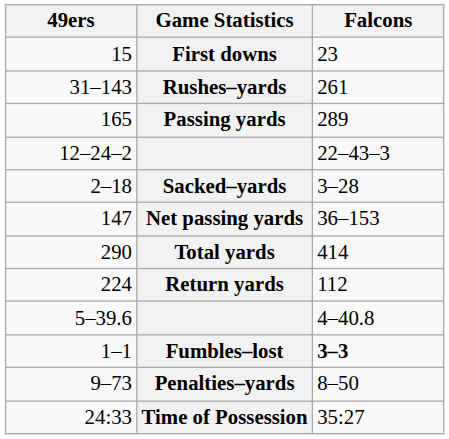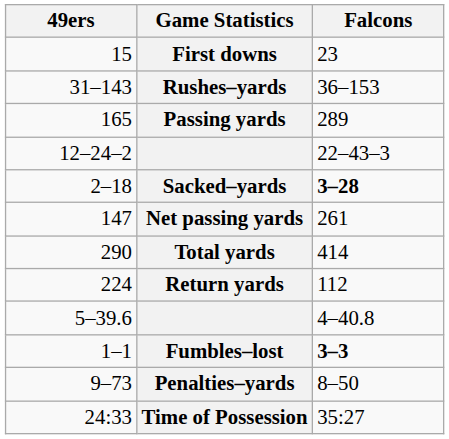(333, 86) 261 -> (348, 86) 36–153
(338, 185) normal -> (338, 185) bold
(348, 218) 36–153 -> (333, 218) 261
